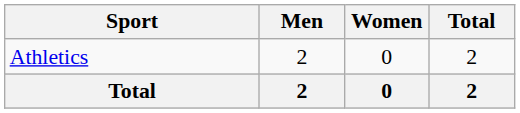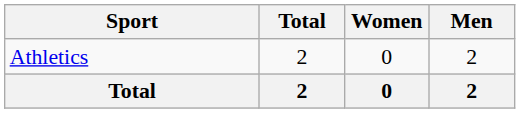columns swapped: (302, 21) <-> (472, 21)
